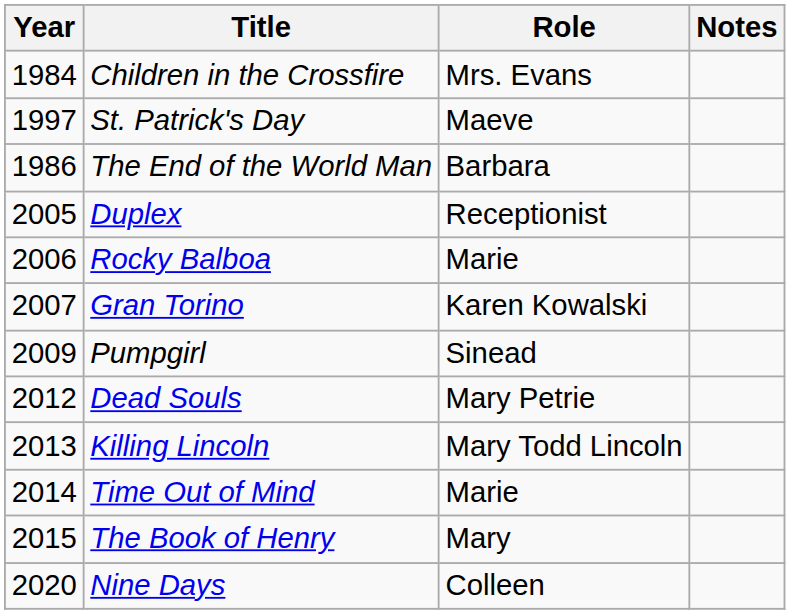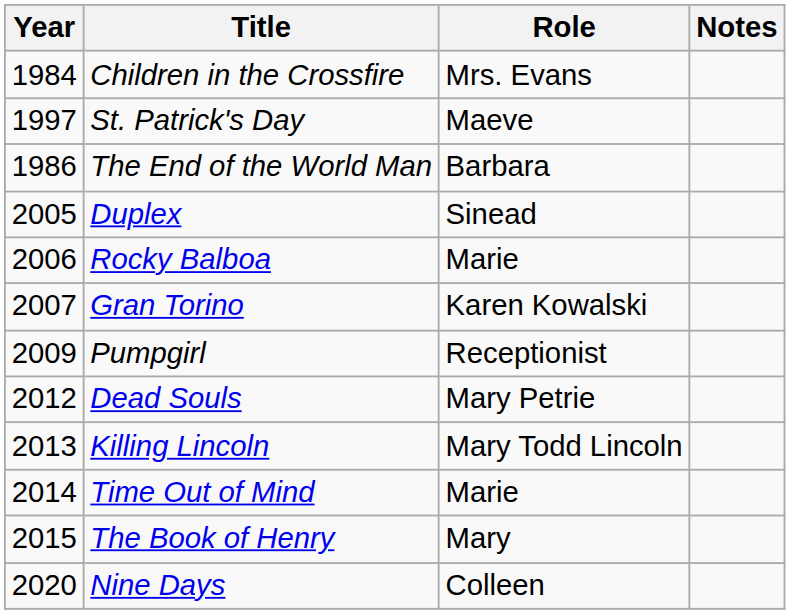(526, 213) Receptionist -> (491, 213) Sinead
(491, 352) Sinead -> (526, 352) Receptionist
